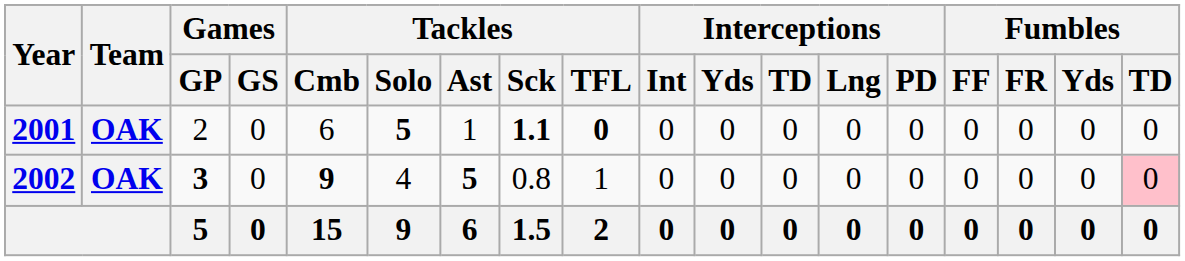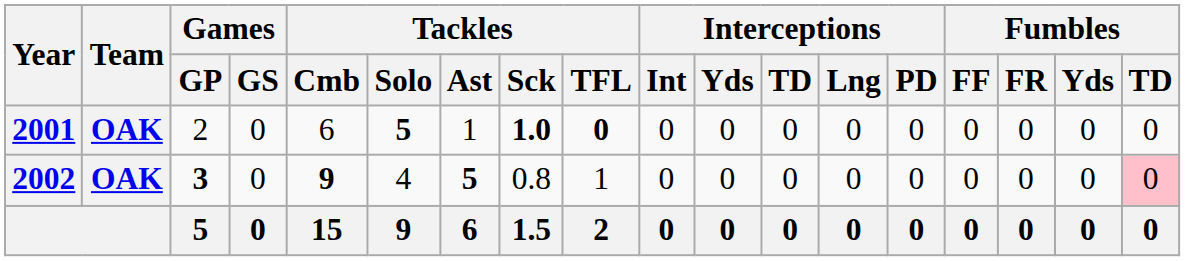(531, 129) 1.1 -> (531, 129) 1.0
